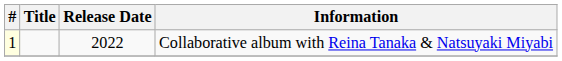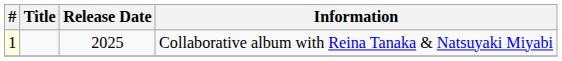(107, 42) 2022 -> (107, 42) 2025
